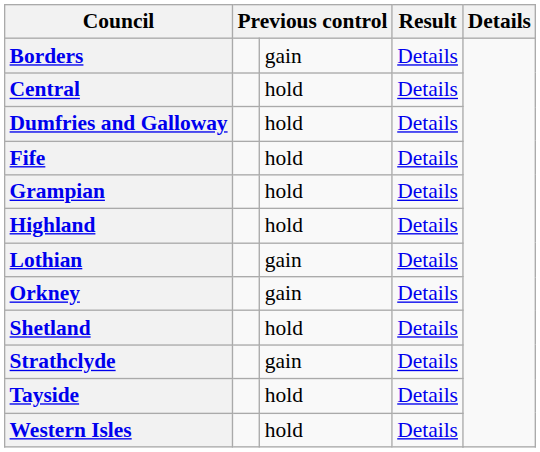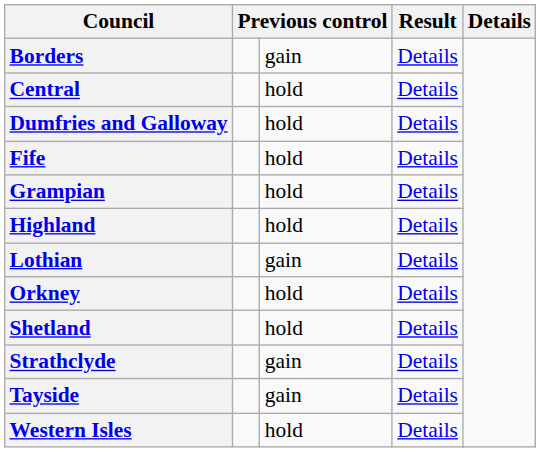(283, 293) gain -> (284, 293) hold
(284, 395) hold -> (283, 395) gain
